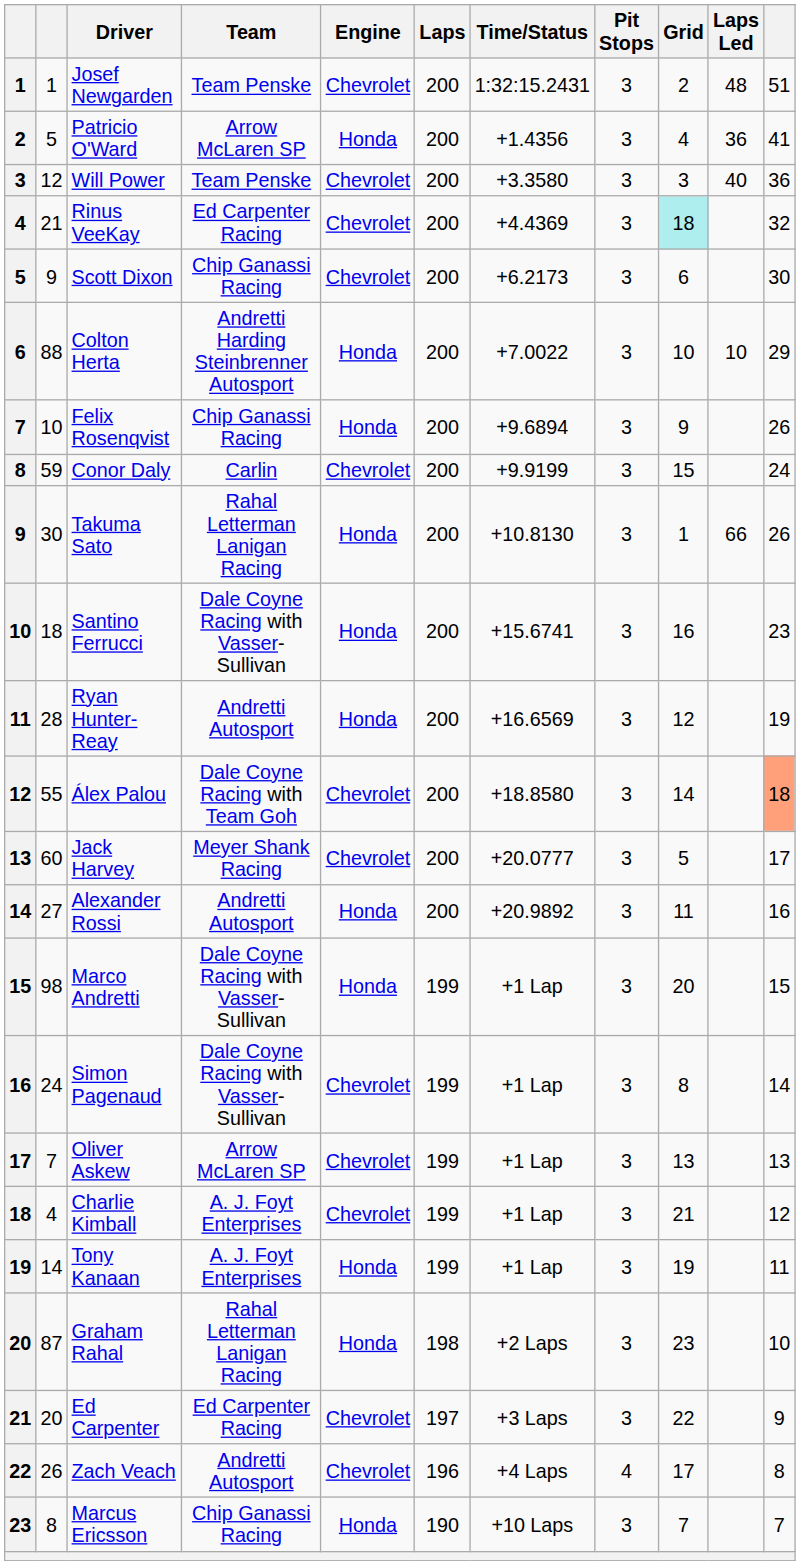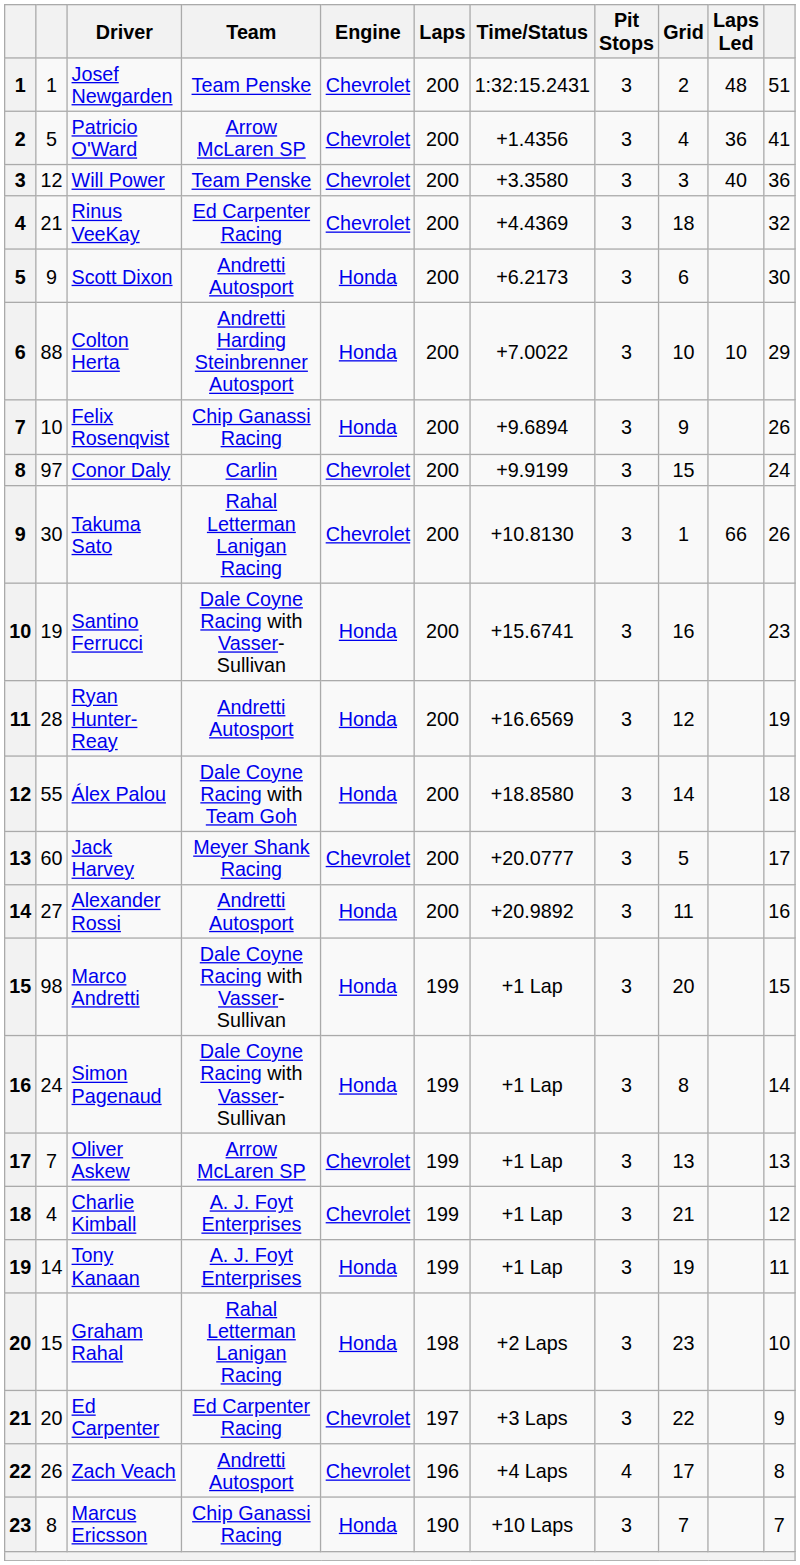(368, 138) Honda -> (368, 138) Chevrolet
(683, 223) paleturquoise background -> (683, 223) no background
(251, 276) Chip Ganassi Racing -> (251, 276) Andretti Autosport
(368, 276) Chevrolet -> (368, 276) Honda
(51, 470) 59 -> (51, 470) 97
(368, 534) Honda -> (368, 534) Chevrolet
(51, 632) 18 -> (51, 632) 19
(368, 794) Chevrolet -> (368, 794) Honda
(779, 794) lightsalmon background -> (779, 794) no background
(368, 1085) Chevrolet -> (368, 1085) Honda
(51, 1342) 87 -> (51, 1342) 15
